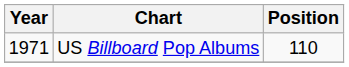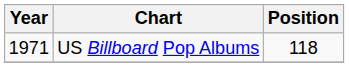(303, 47) 110 -> (303, 47) 118
